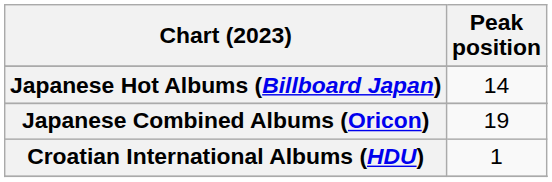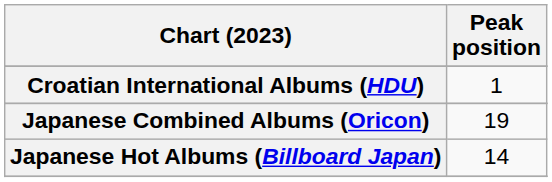rows swapped: (226, 157) <-> (226, 84)
